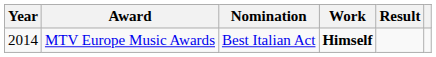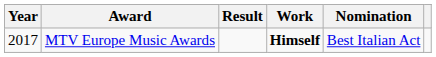columns swapped: (269, 16) <-> (400, 16)
(23, 40) 2014 -> (23, 40) 2017
